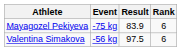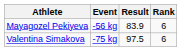(105, 26) -75 kg -> (105, 26) -56 kg
(105, 40) -56 kg -> (105, 40) -75 kg
